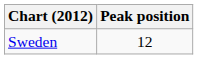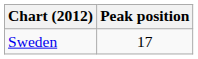(145, 41) 12 -> (145, 41) 17
